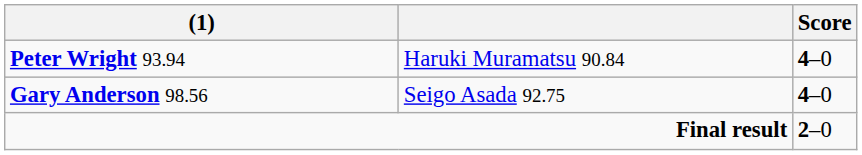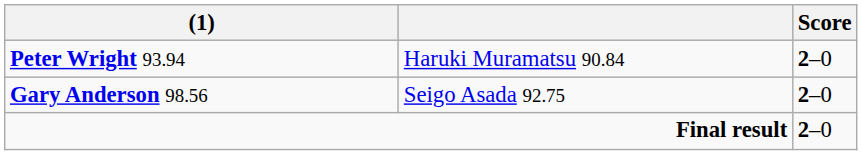(815, 58) 4–0 -> (815, 58) 2–0
(815, 94) 4–0 -> (815, 94) 2–0
